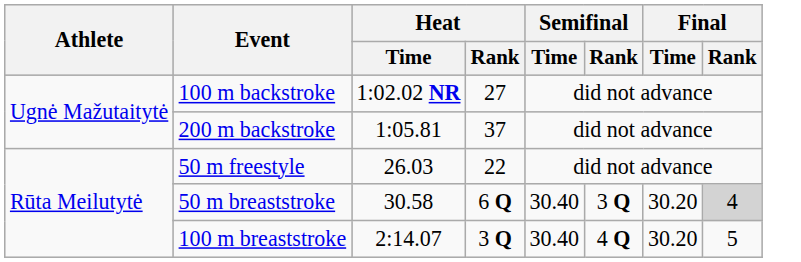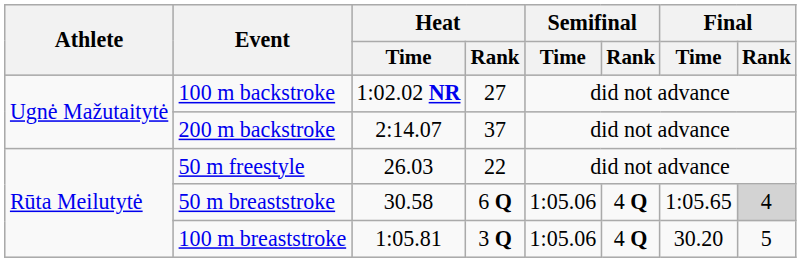(408, 130) 1:05.81 -> (408, 130) 2:14.07
(554, 202) 30.40 -> (563, 202) 1:05.06
(614, 202) 3 Q -> (631, 202) 4 Q
(673, 202) 30.20 -> (699, 202) 1:05.65
(408, 239) 2:14.07 -> (408, 239) 1:05.81
(554, 239) 30.40 -> (563, 239) 1:05.06
